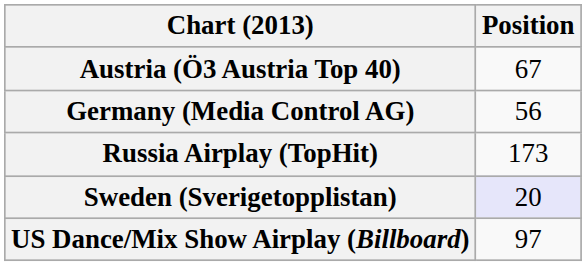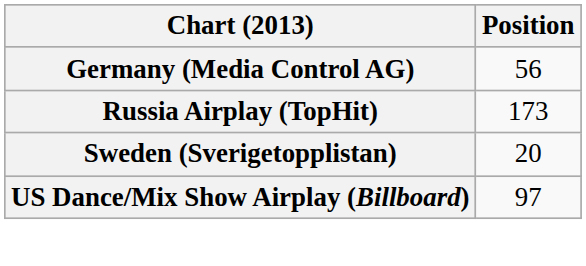- row: (240, 68)
(528, 196) lavender background -> (528, 153) no background
